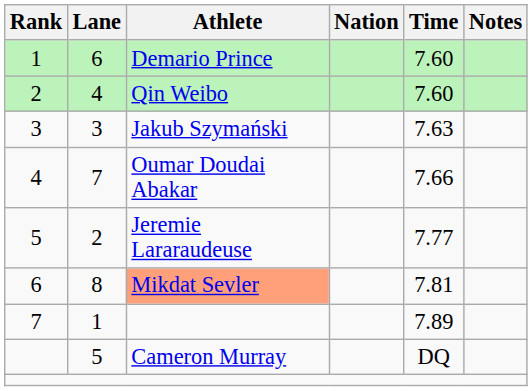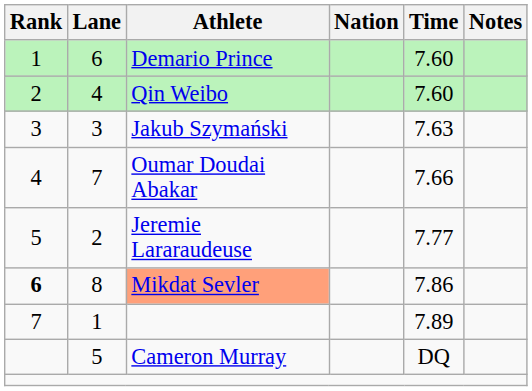(36, 285) normal -> (36, 285) bold
(434, 285) 7.81 -> (434, 285) 7.86
